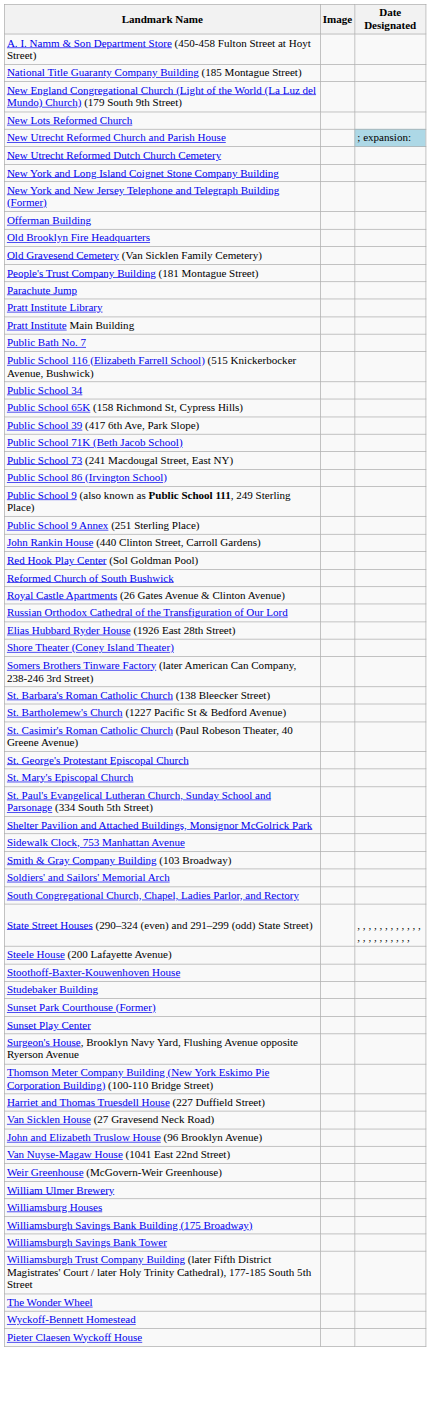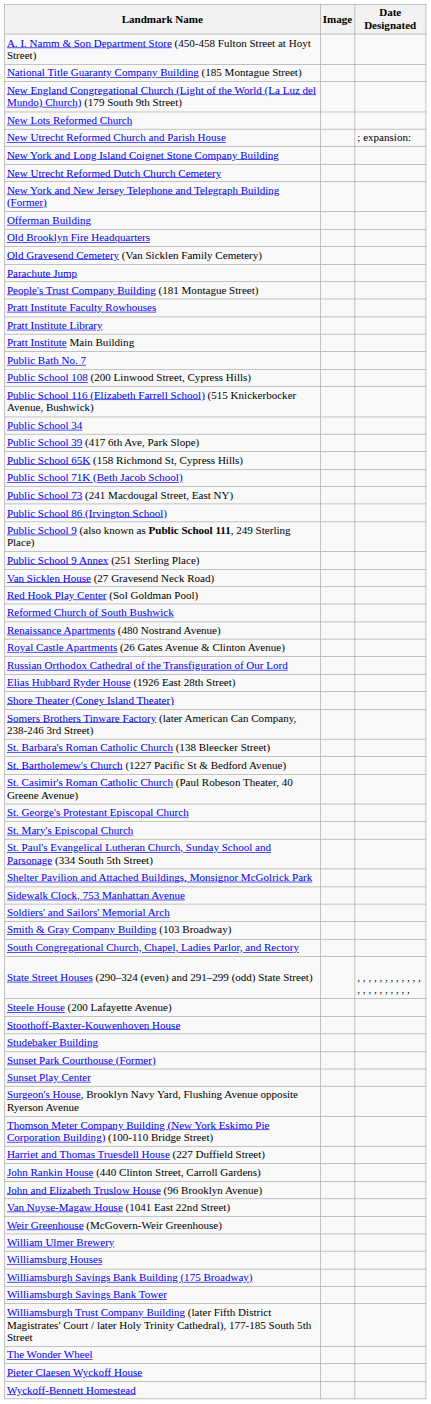(384, 138) lightblue background -> (384, 138) no background
rows swapped: (114, 155) <-> (143, 173)
rows swapped: (42, 290) <-> (133, 273)
+ row: (82, 308)
+ row: (129, 378)
rows swapped: (103, 425) <-> (125, 408)
rows swapped: (134, 543) <-> (111, 1120)
+ row: (114, 630)
rows swapped: (119, 860) <-> (88, 877)
rows swapped: (75, 1337) <-> (71, 1320)
